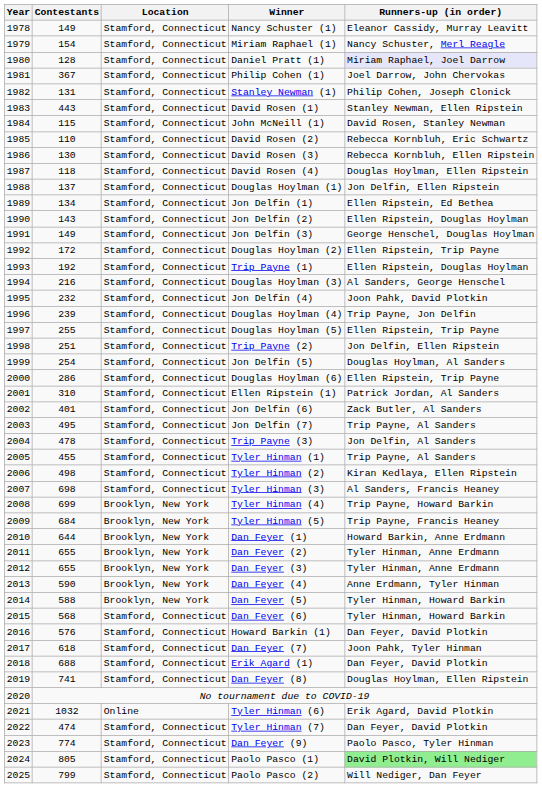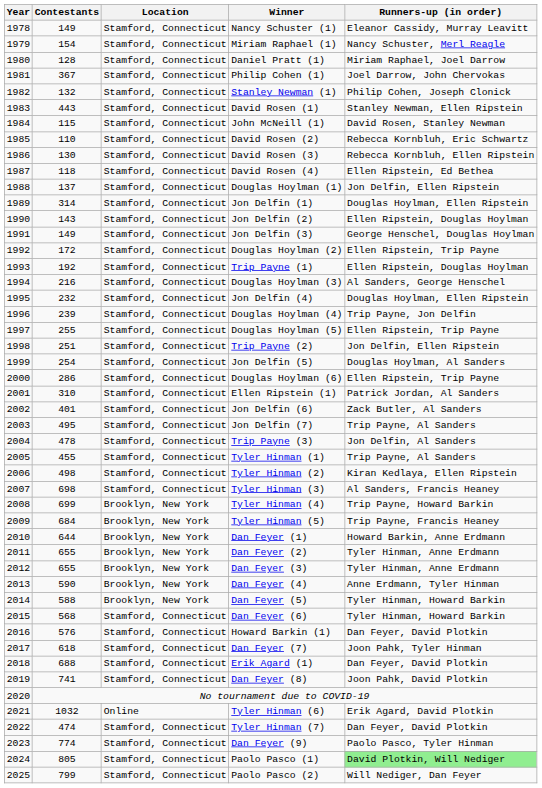(426, 60) lavender background -> (426, 60) no background
(67, 92) 131 -> (67, 92) 132
(438, 171) Douglas Hoylman, Ellen Ripstein -> (420, 171) Ellen Ripstein, Ed Bethea
(67, 203) 134 -> (67, 203) 314
(420, 203) Ellen Ripstein, Ed Bethea -> (438, 203) Douglas Hoylman, Ellen Ripstein
(417, 298) Joon Pahk, David Plotkin -> (438, 298) Douglas Hoylman, Ellen Ripstein
(438, 680) Douglas Hoylman, Ellen Ripstein -> (417, 680) Joon Pahk, David Plotkin
